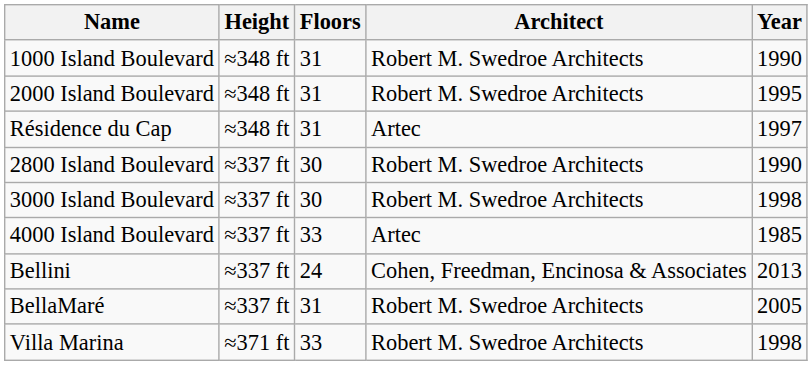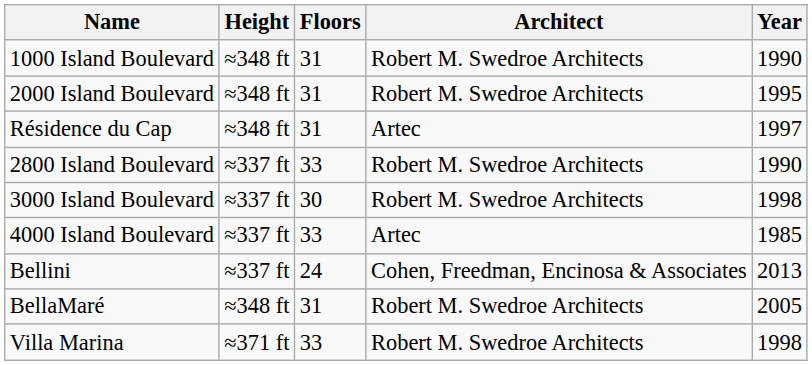(311, 164) 30 -> (311, 164) 33
(257, 306) ≈337 ft -> (257, 306) ≈348 ft
